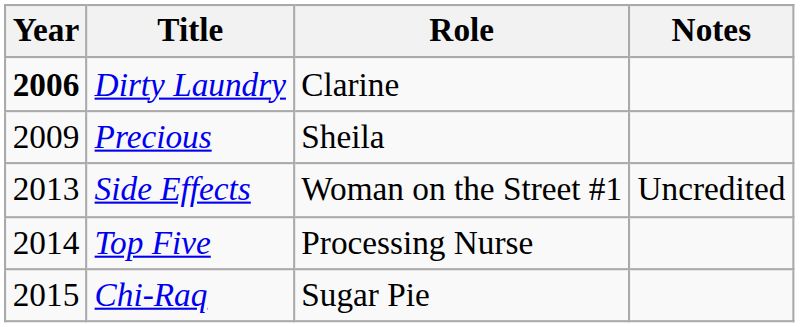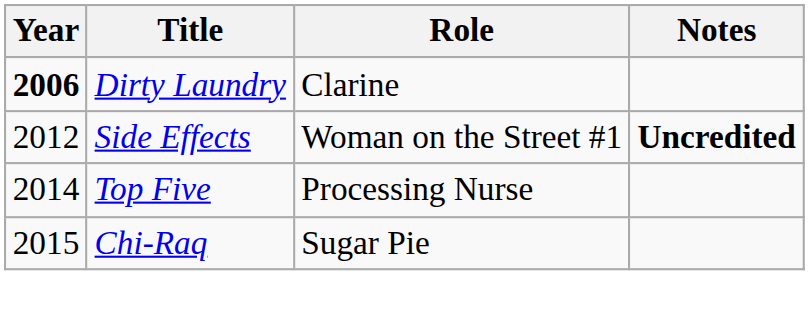- row: (153, 136)
(46, 189) 2013 -> (46, 136) 2012
(711, 189) normal -> (717, 136) bold
